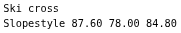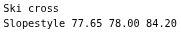(87, 23) 87.60 -> (87, 23) 77.65
(161, 23) 84.80 -> (161, 23) 84.20
